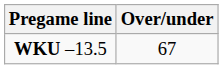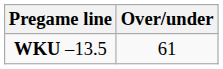(167, 48) 67 -> (167, 48) 61
